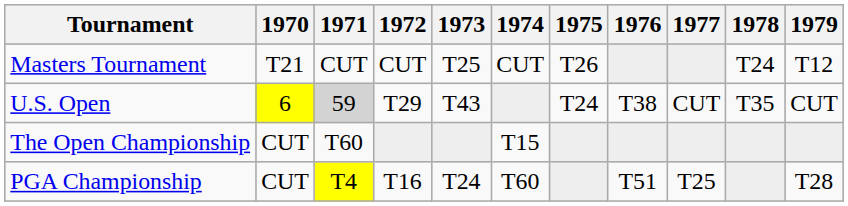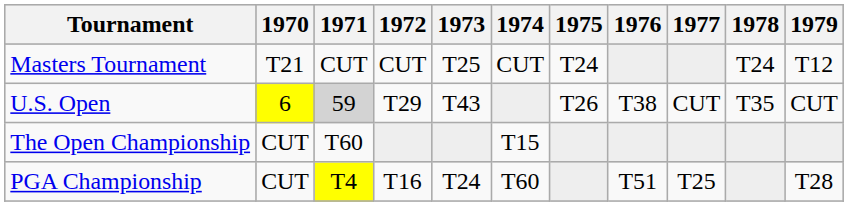(579, 63) T26 -> (579, 63) T24
(579, 103) T24 -> (579, 103) T26
